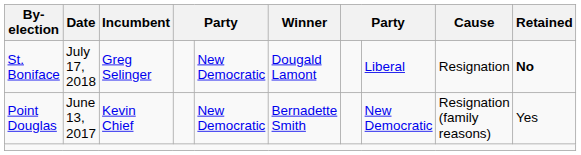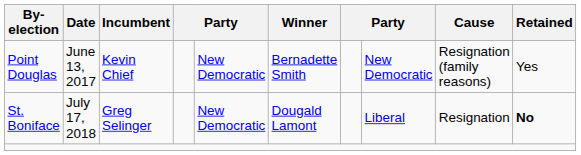rows swapped: (34, 66) <-> (32, 118)
